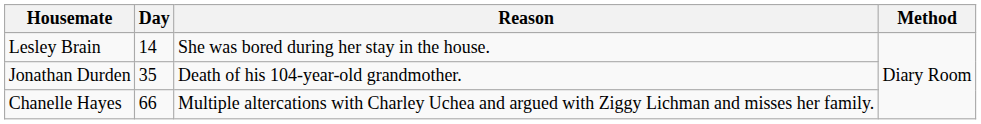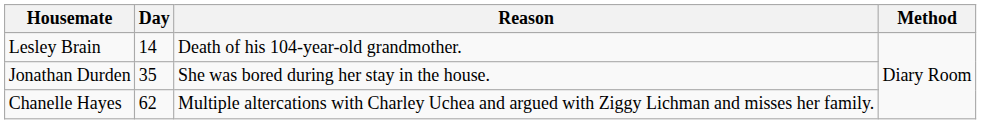(334, 47) She was bored during her stay in the house. -> (320, 47) Death of his 104-year-old grandmother.
(320, 75) Death of his 104-year-old grandmother. -> (334, 75) She was bored during her stay in the house.
(148, 103) 66 -> (148, 103) 62
